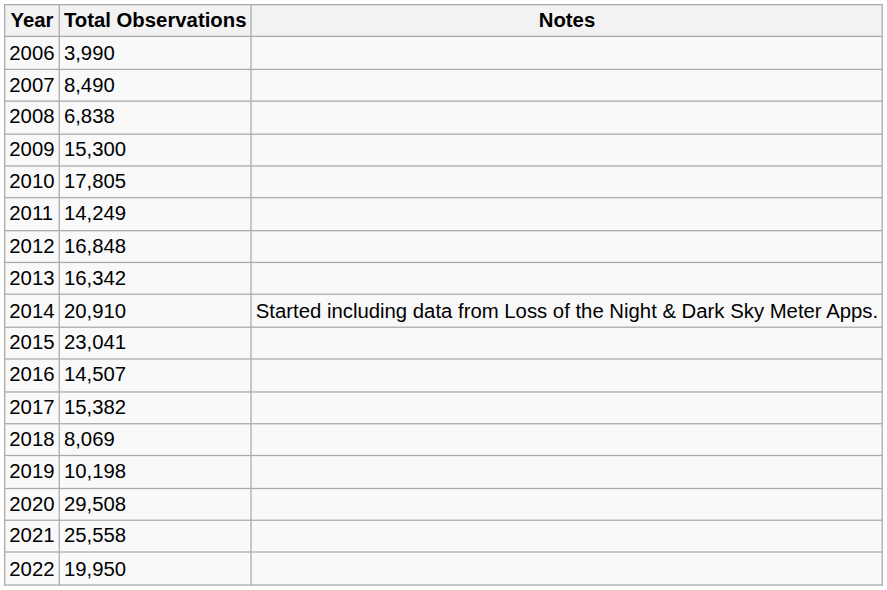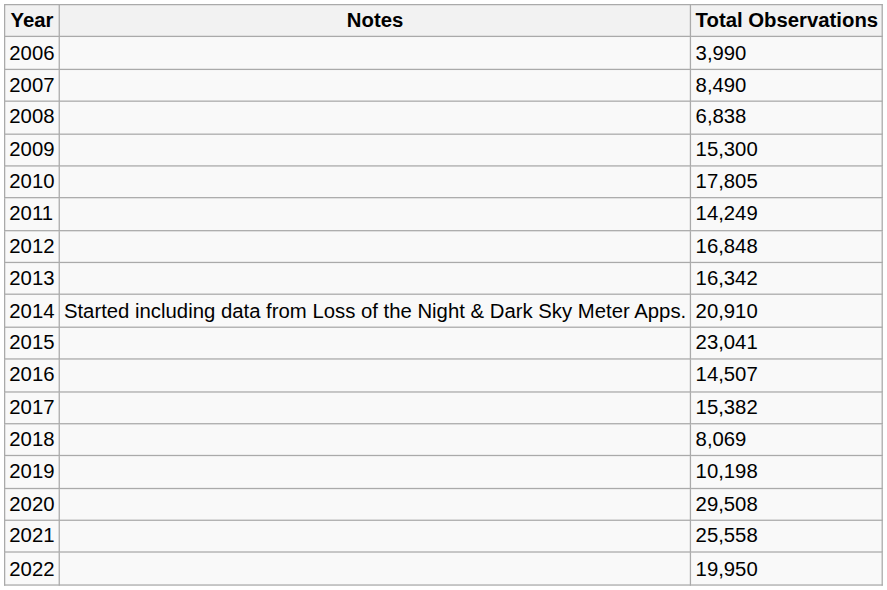columns swapped: (155, 20) <-> (567, 20)
